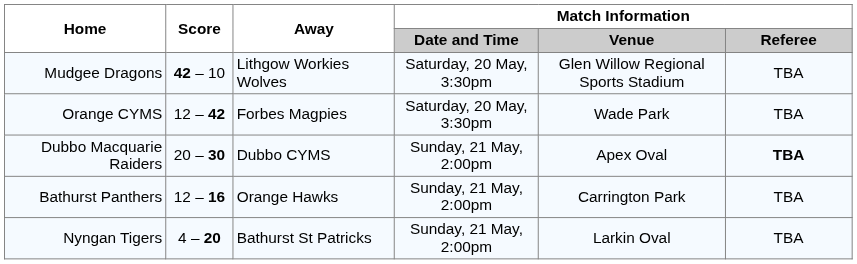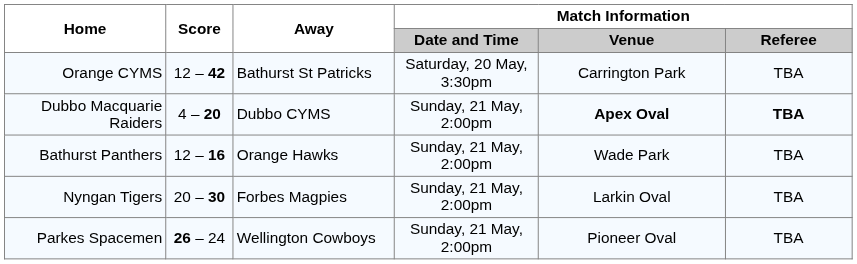- row: (103, 73)
(292, 114) Forbes Magpies -> (304, 73) Bathurst St Patricks
(632, 114) Wade Park -> (632, 73) Carrington Park
(199, 155) 20 – 30 -> (199, 114) 4 – 20
(632, 155) normal -> (632, 114) bold
(632, 196) Carrington Park -> (632, 155) Wade Park
(199, 238) 4 – 20 -> (199, 196) 20 – 30
(304, 238) Bathurst St Patricks -> (292, 196) Forbes Magpies
+ row: (99, 238)
